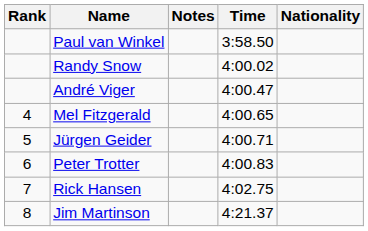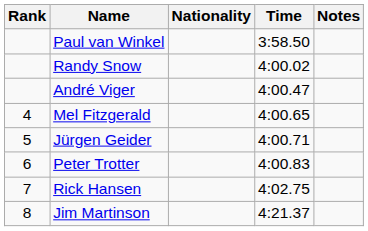columns swapped: (320, 16) <-> (193, 16)
